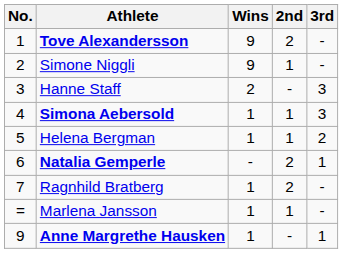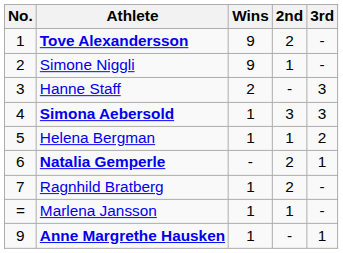(289, 114) 1 -> (289, 114) 3
